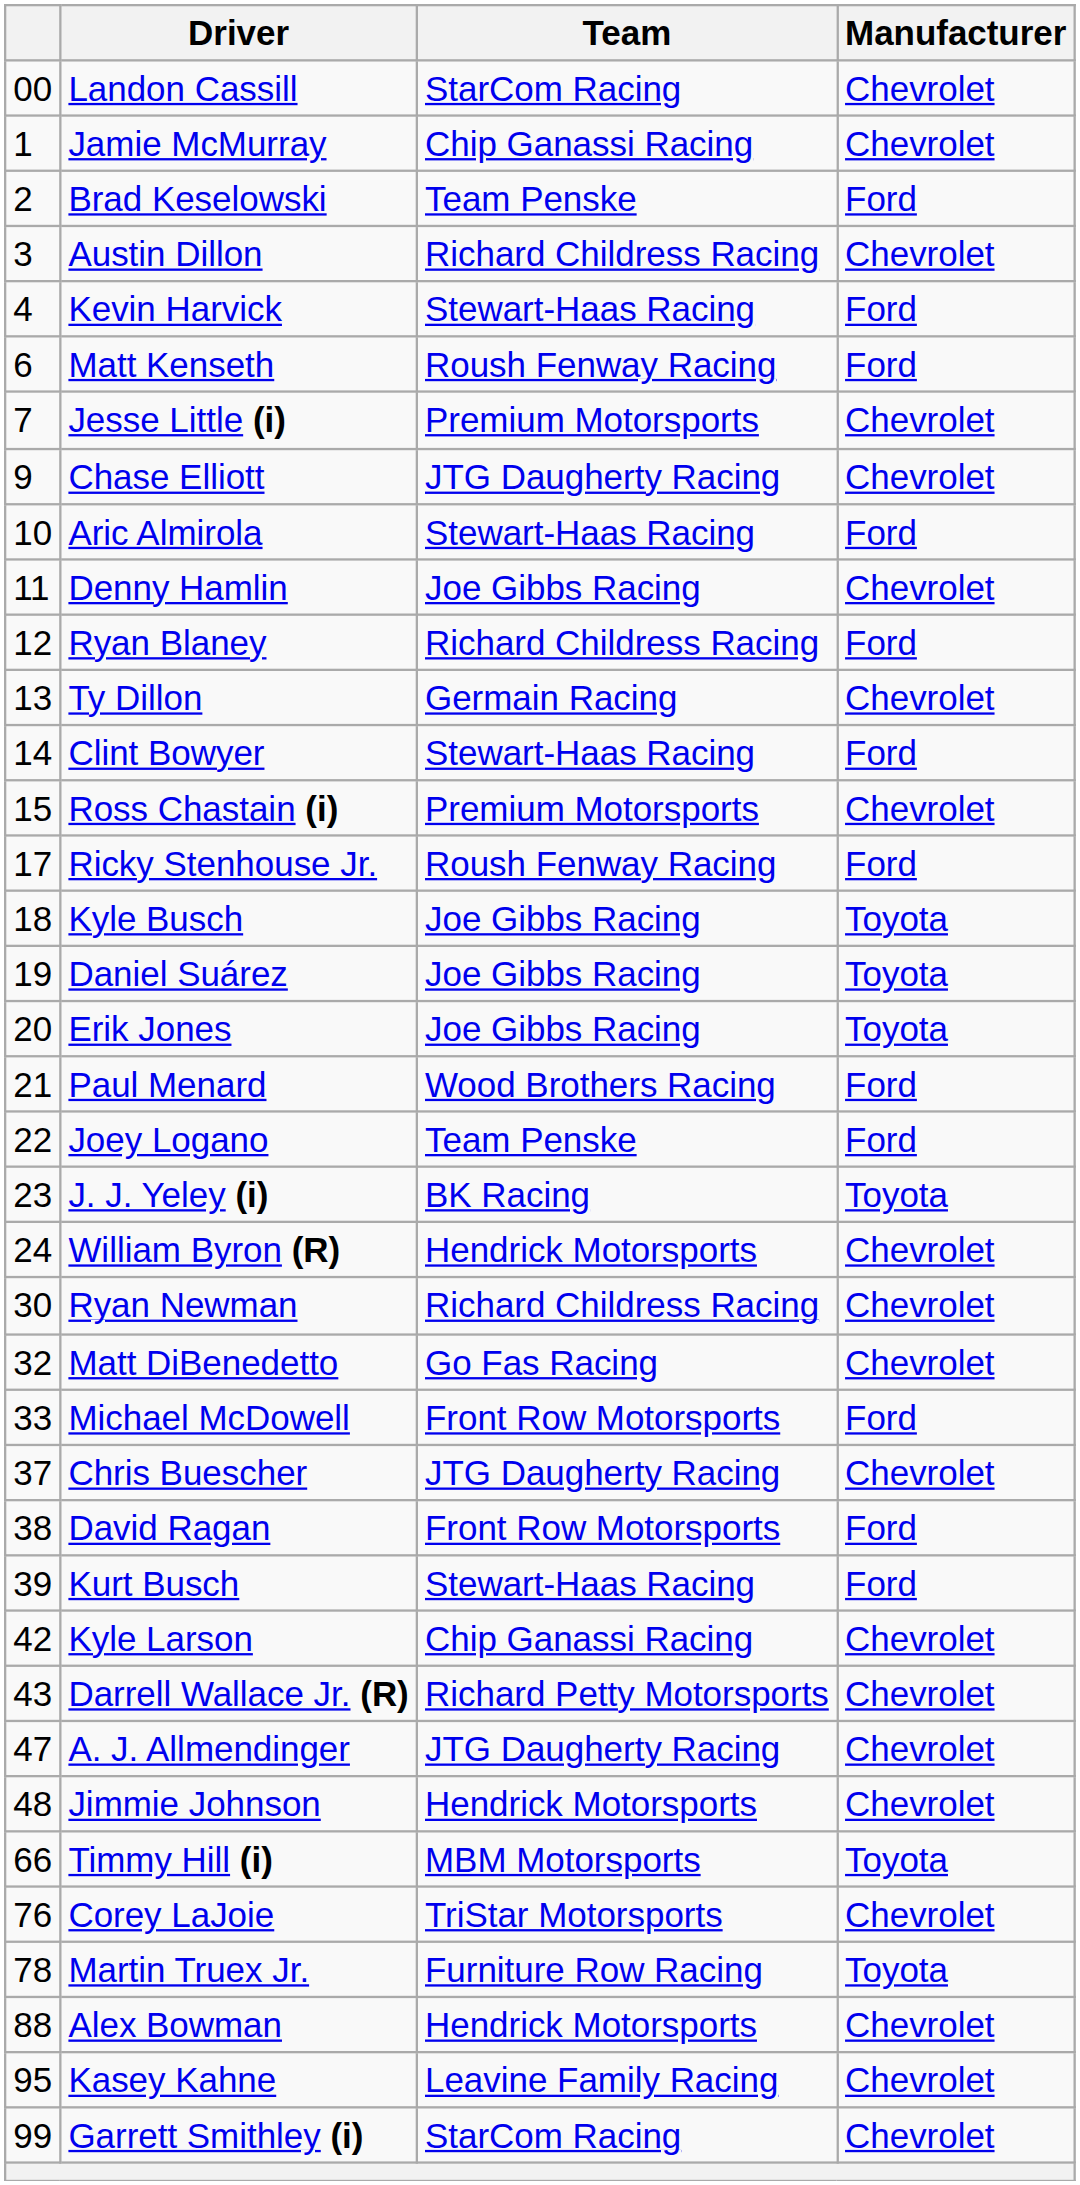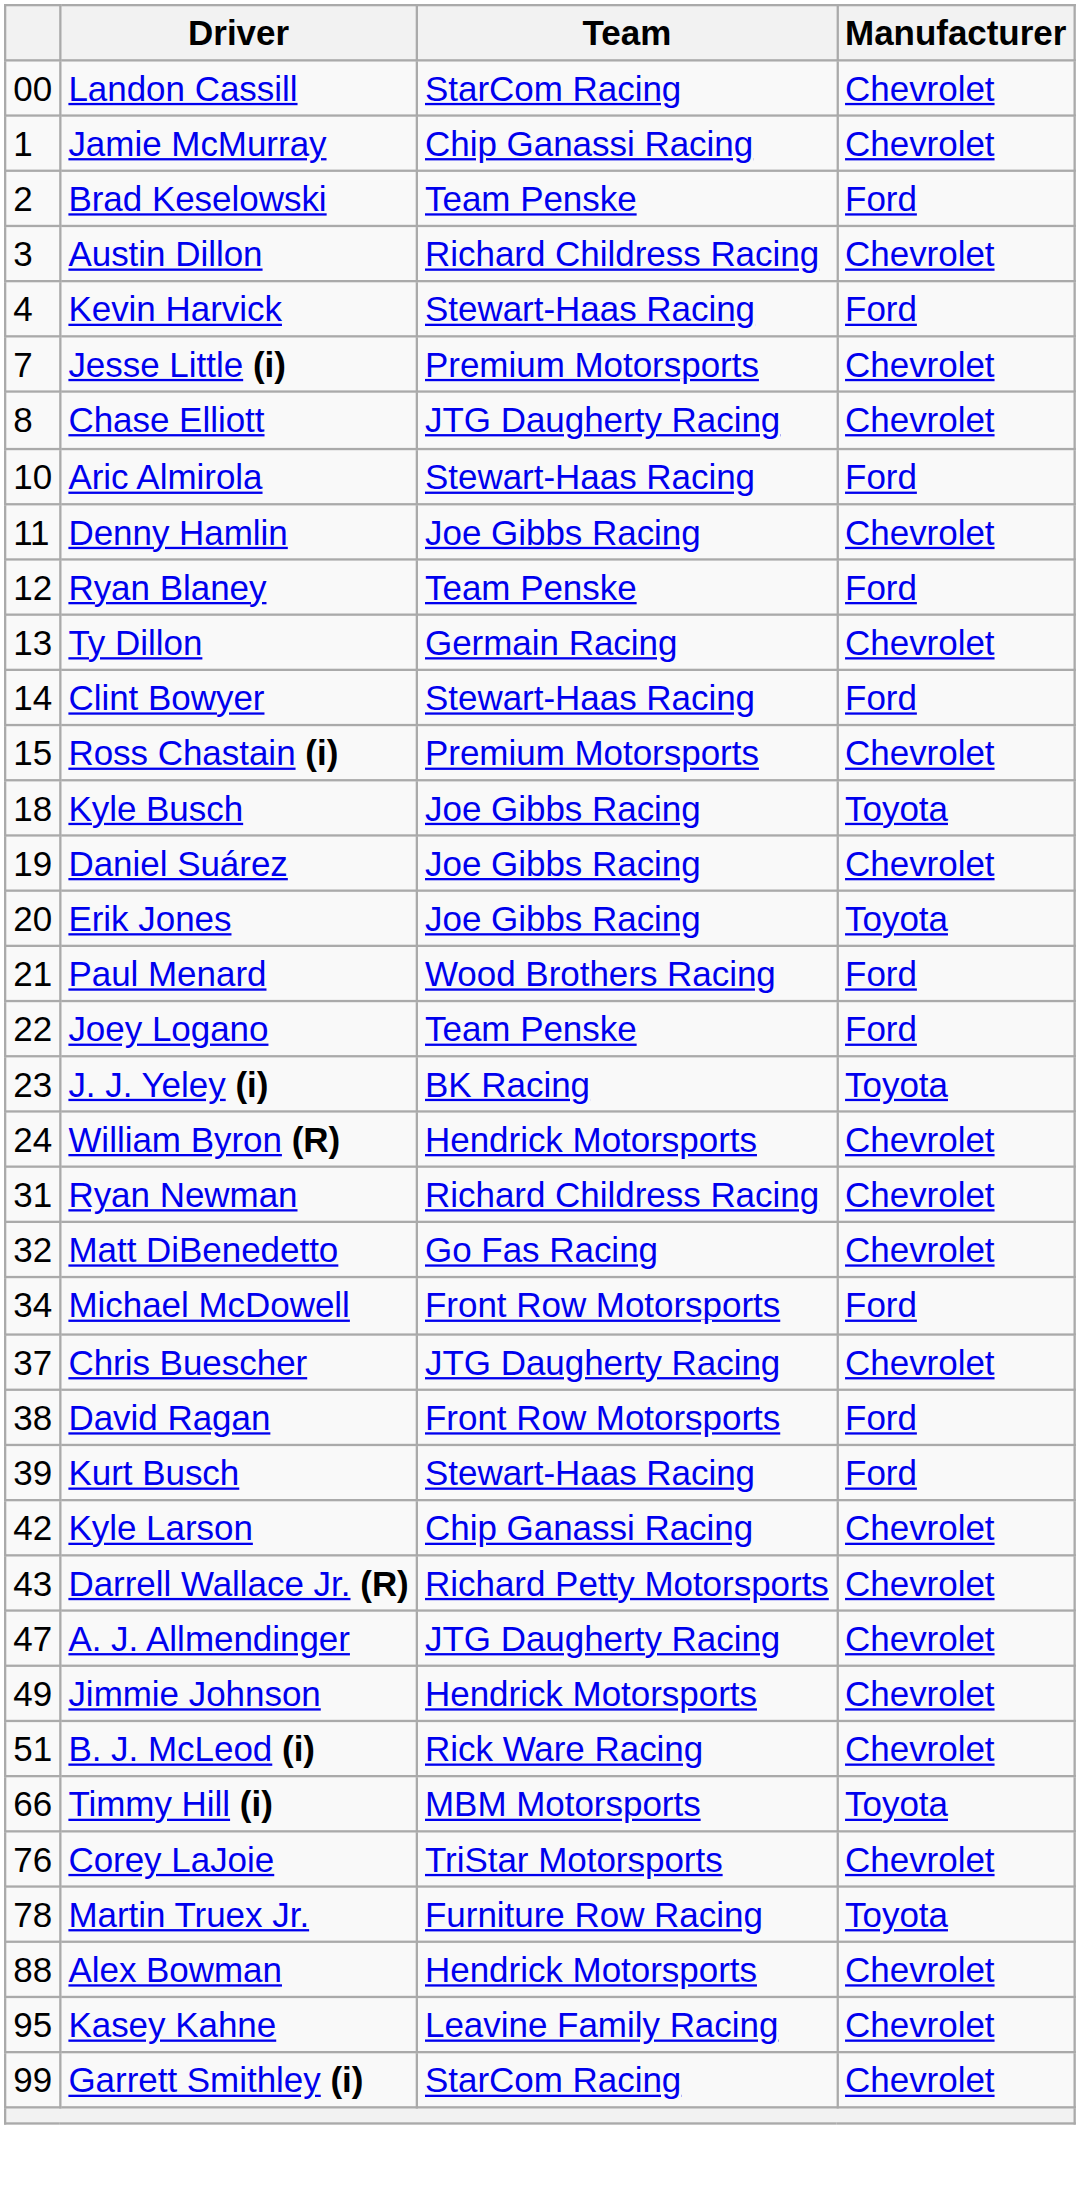- row: (171, 365)
(23, 476) 9 -> (23, 420) 8
(622, 642) Richard Childress Racing -> (531, 586) Team Penske
- row: (223, 863)
(897, 974) Toyota -> (920, 863) Chevrolet
(33, 1306) 30 -> (33, 1195) 31
(33, 1417) 33 -> (33, 1306) 34
(33, 1804) 48 -> (33, 1693) 49
+ row: (192, 1749)
